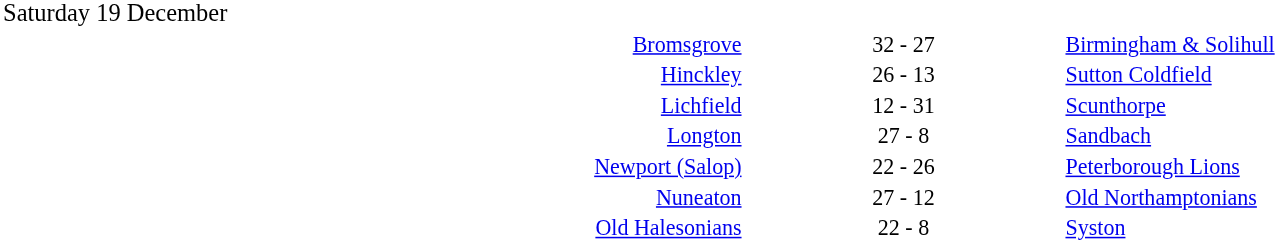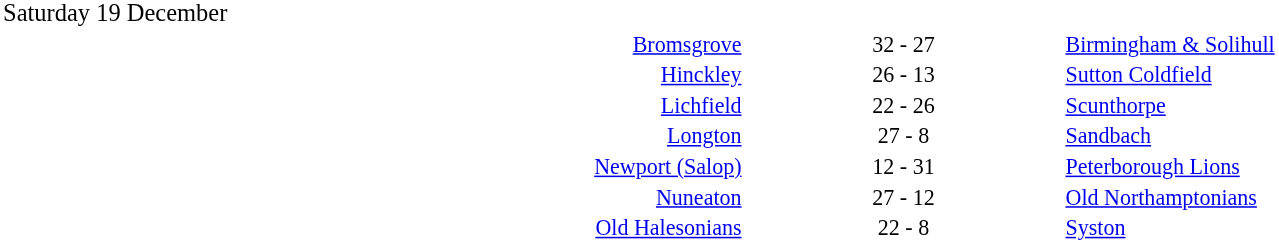(904, 105) 12 - 31 -> (904, 105) 22 - 26
(904, 166) 22 - 26 -> (904, 166) 12 - 31
